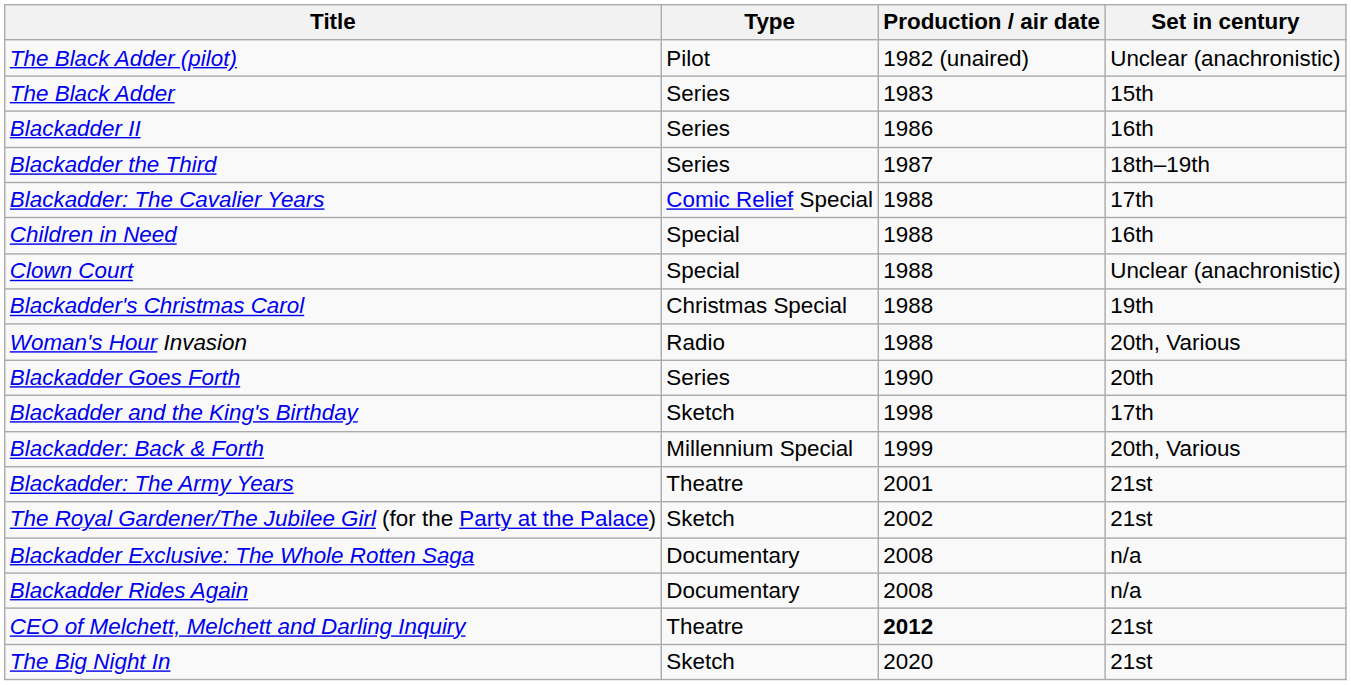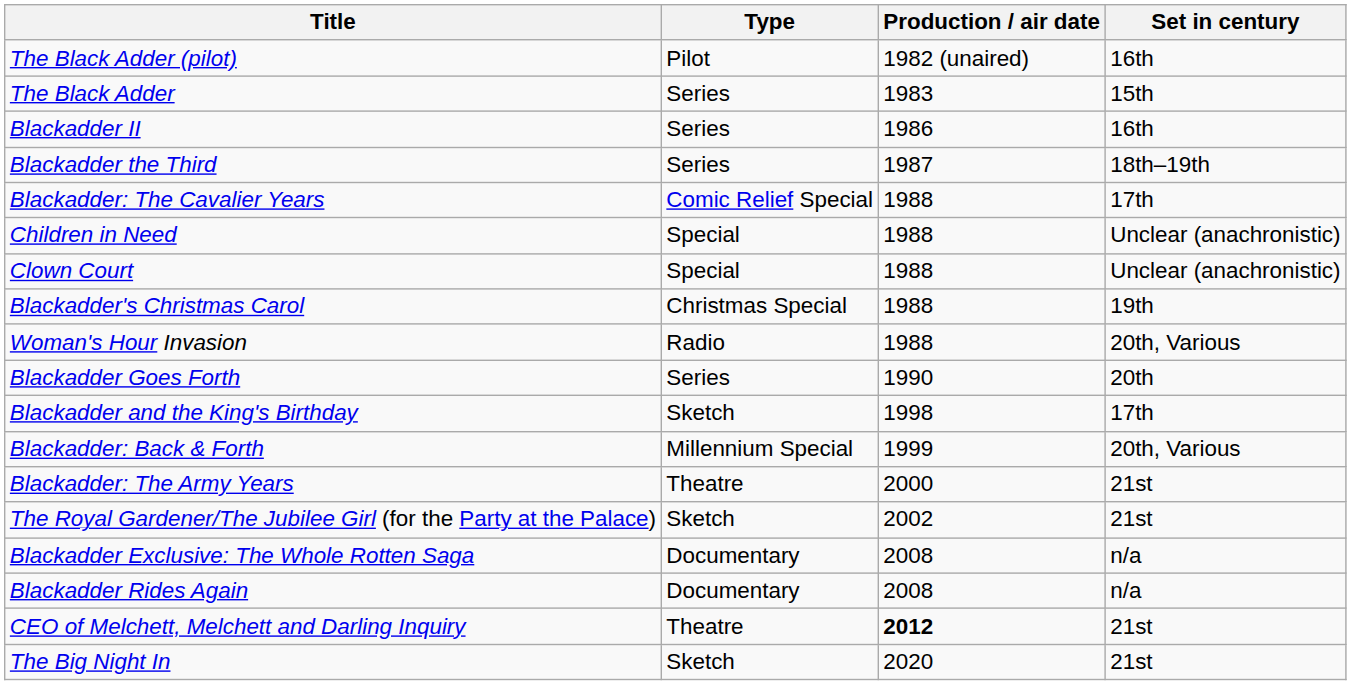(1225, 57) Unclear (anachronistic) -> (1132, 57) 16th
(1132, 235) 16th -> (1225, 235) Unclear (anachronistic)
(908, 484) 2001 -> (908, 484) 2000
